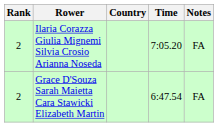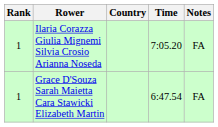(19, 46) 2 -> (19, 46) 1
(19, 96) 2 -> (19, 96) 1
